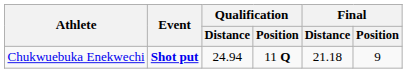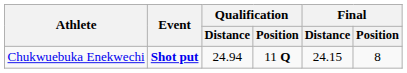(327, 57) 21.18 -> (327, 57) 24.15
(378, 57) 9 -> (378, 57) 8
